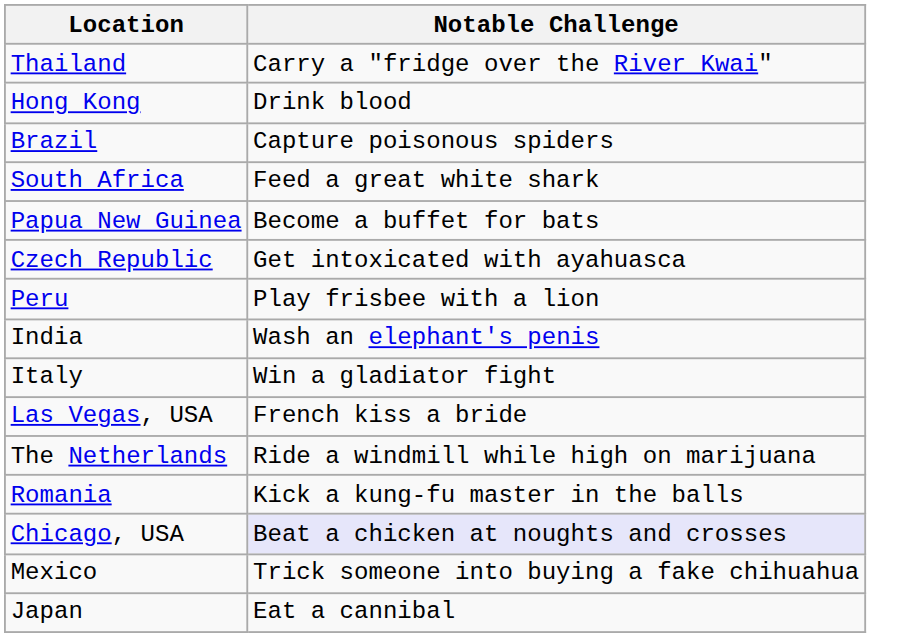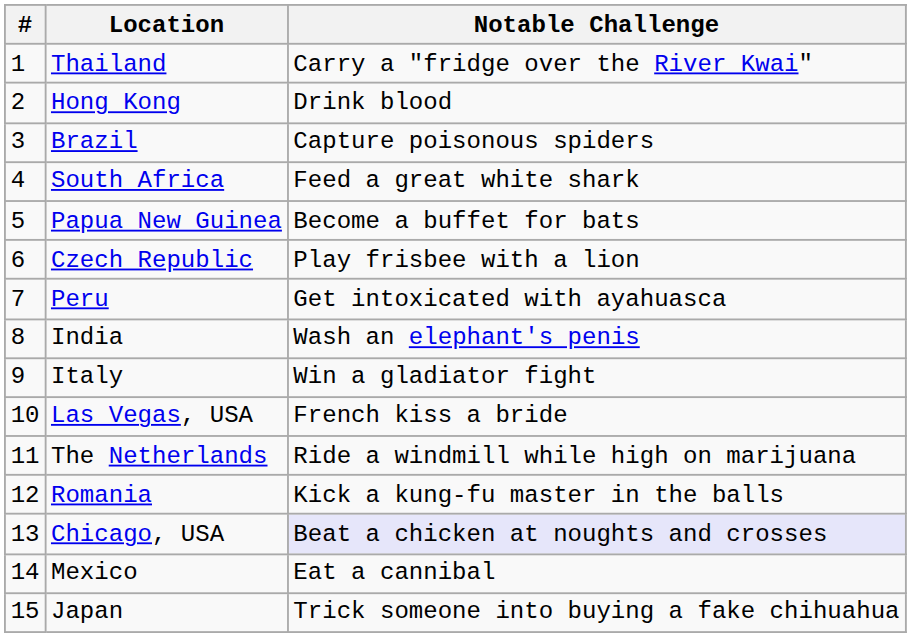+ column: (25, 25)
(470, 260) Get intoxicated with ayahuasca -> (467, 260) Play frisbee with a lion
(426, 299) Play frisbee with a lion -> (510, 299) Get intoxicated with ayahuasca
(556, 573) Trick someone into buying a fake chihuahua -> (394, 573) Eat a cannibal
(354, 612) Eat a cannibal -> (596, 612) Trick someone into buying a fake chihuahua
